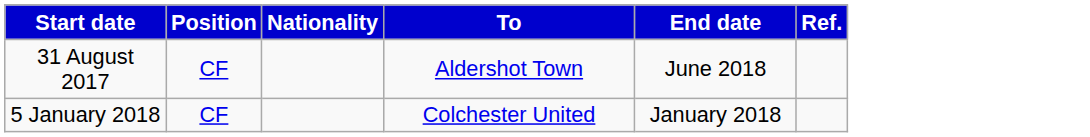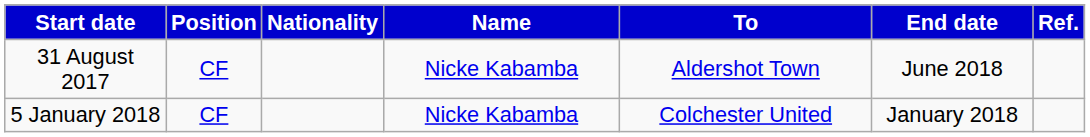+ column: (501, 22)
